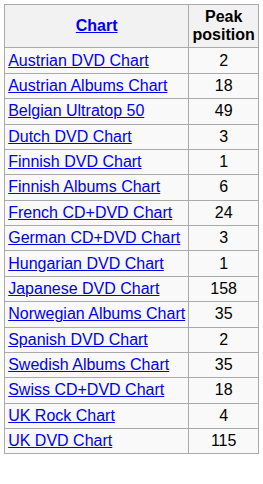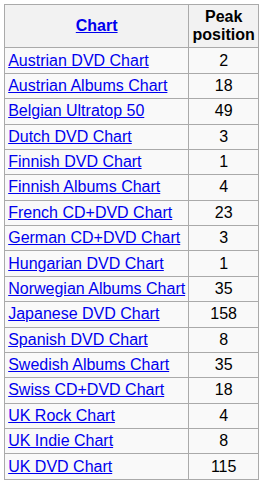(224, 187) 6 -> (224, 187) 4
(224, 212) 24 -> (224, 212) 23
rows swapped: (97, 314) <-> (84, 288)
(224, 339) 2 -> (224, 339) 8
+ row: (61, 441)
